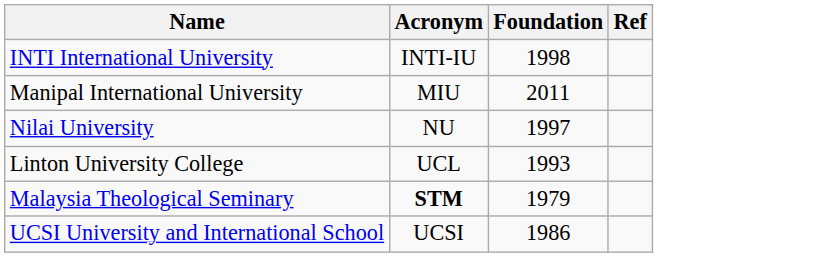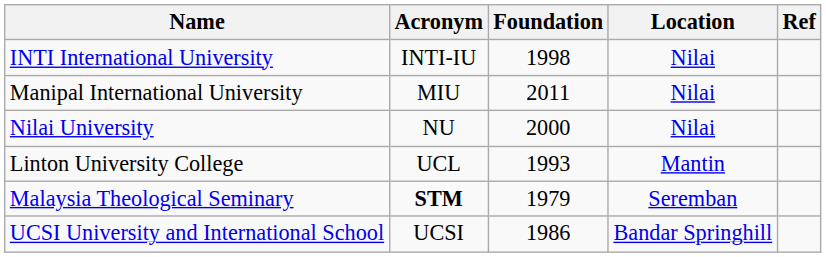+ column: (693, 22)
(548, 127) 1997 -> (548, 127) 2000
